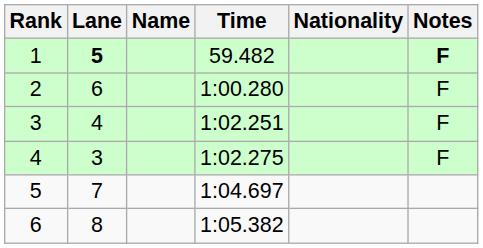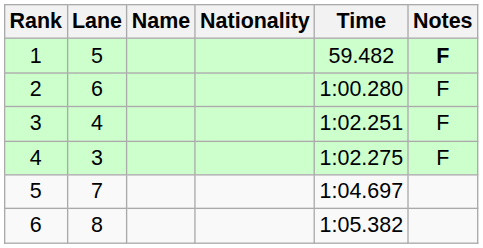columns swapped: (348, 21) <-> (242, 21)
(97, 55) bold -> (97, 55) normal
